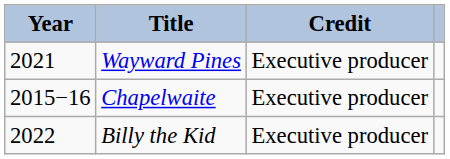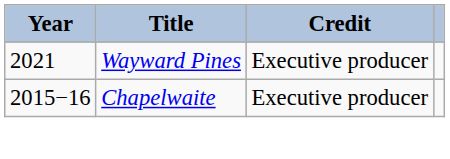- row: (158, 135)
